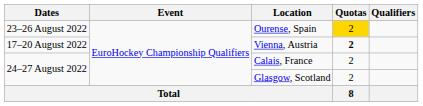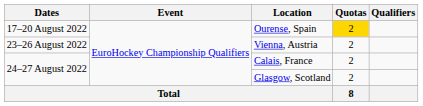(47, 28) 23–26 August 2022 -> (47, 28) 17–20 August 2022
(47, 45) 17–20 August 2022 -> (47, 45) 23–26 August 2022
(351, 45) bold -> (351, 45) normal
